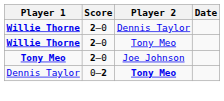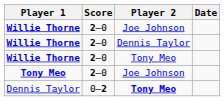+ row: (43, 27)
